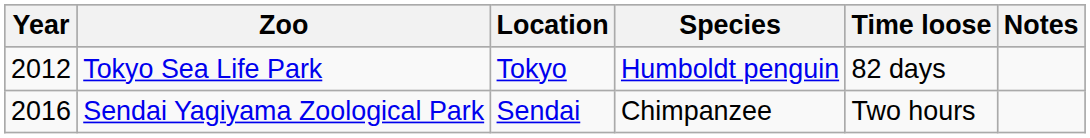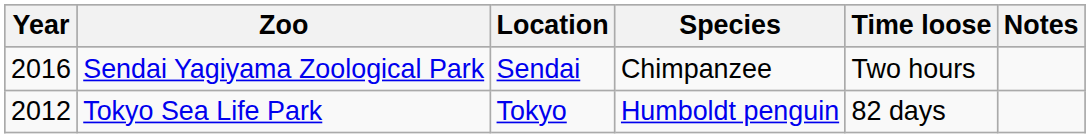rows swapped: (284, 111) <-> (203, 68)
